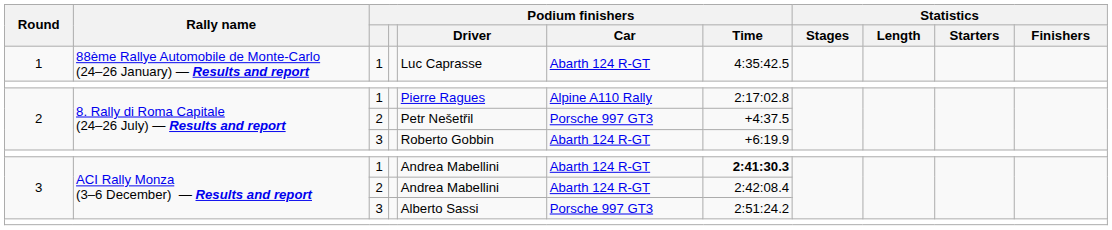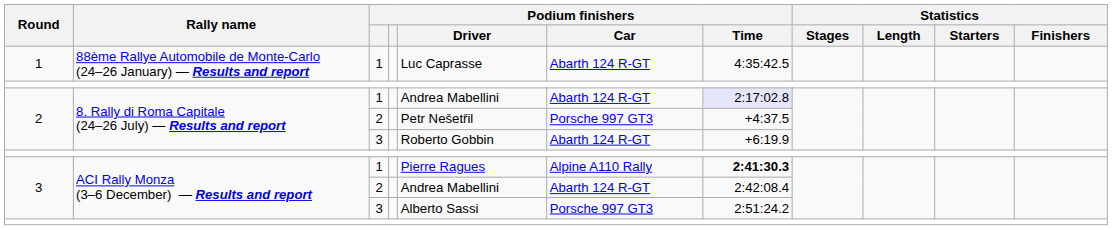(443, 98) Pierre Ragues -> (450, 98) Andrea Mabellini
(601, 98) Alpine A110 Rally -> (600, 98) Abarth 124 R-GT
(762, 98) no background -> (762, 98) lavender background
(450, 166) Andrea Mabellini -> (443, 166) Pierre Ragues
(600, 166) Abarth 124 R-GT -> (601, 166) Alpine A110 Rally
